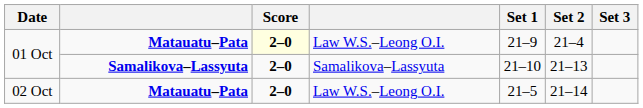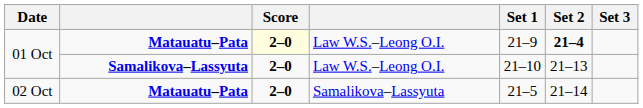(569, 41) normal -> (569, 41) bold
(379, 66) Samalikova–Lassyuta -> (379, 66) Law W.S.–Leong O.I.
(379, 91) Law W.S.–Leong O.I. -> (379, 91) Samalikova–Lassyuta
